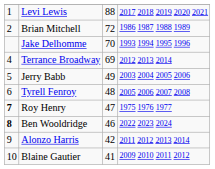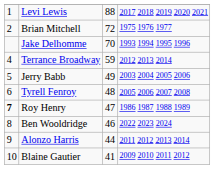(155, 28) 1986 1987 1988 1989 -> (146, 28) 1975 1976 1977
(110, 60) 69 -> (110, 60) 59
(146, 108) 1975 1976 1977 -> (155, 108) 1986 1987 1988 1989
(9, 124) bold -> (9, 124) normal
(110, 140) 42 -> (110, 140) 44
